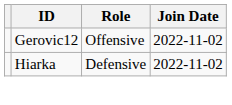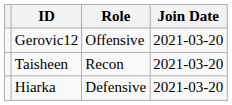(188, 40) 2022-11-02 -> (188, 40) 2021-03-20
+ row: (41, 64)
(188, 64) 2022-11-02 -> (188, 87) 2021-03-20
